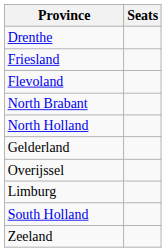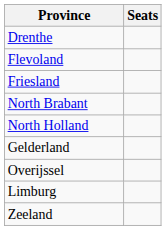rows swapped: (35, 81) <-> (34, 59)
- row: (48, 214)
